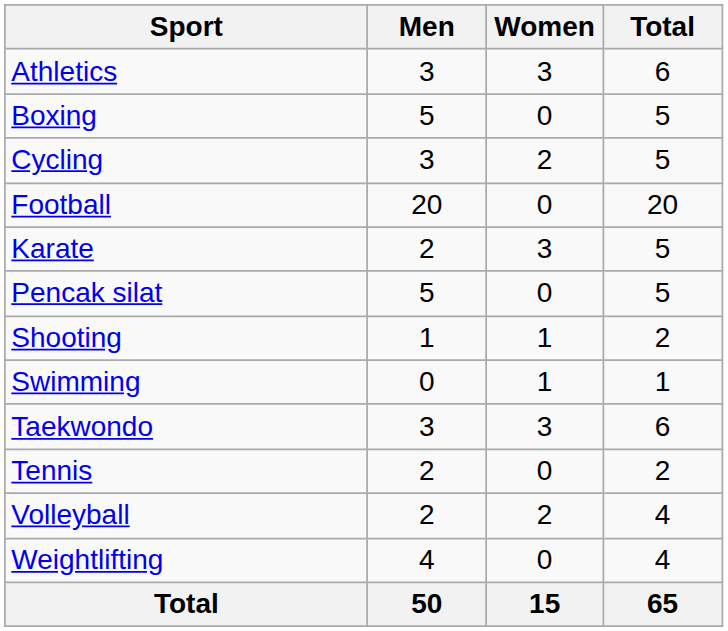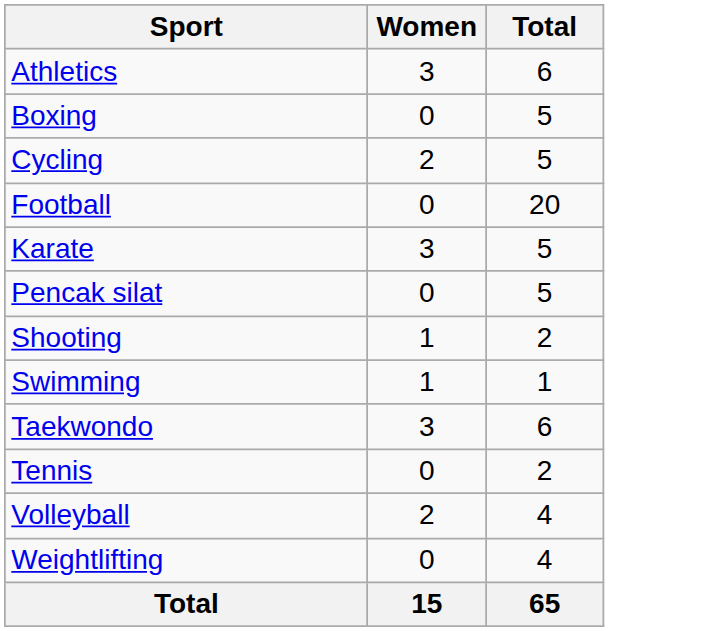- column: (427, 26)
